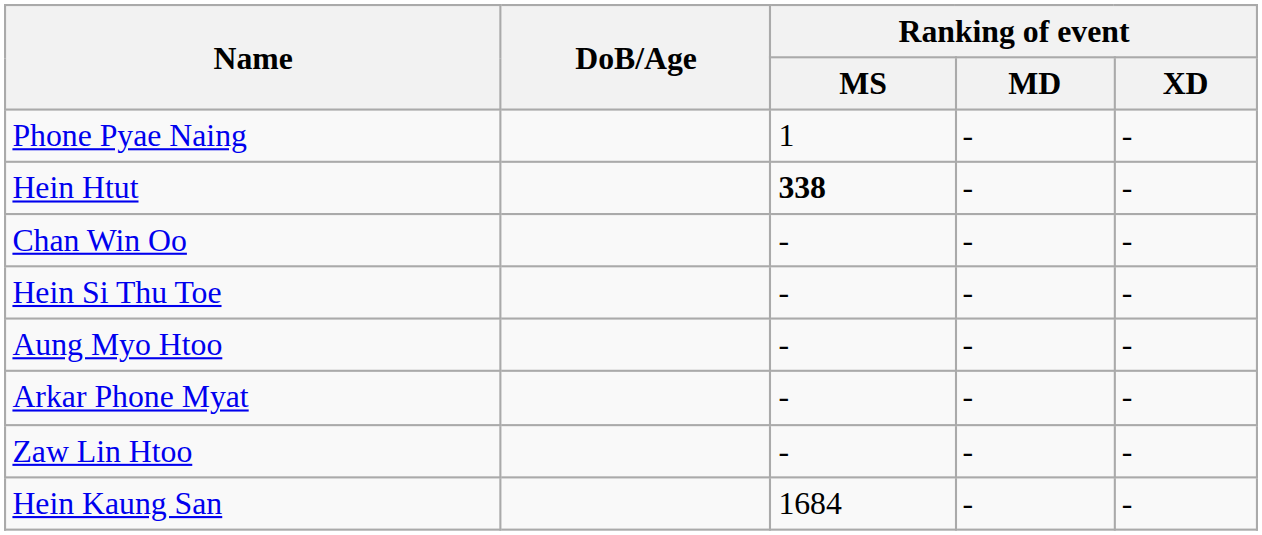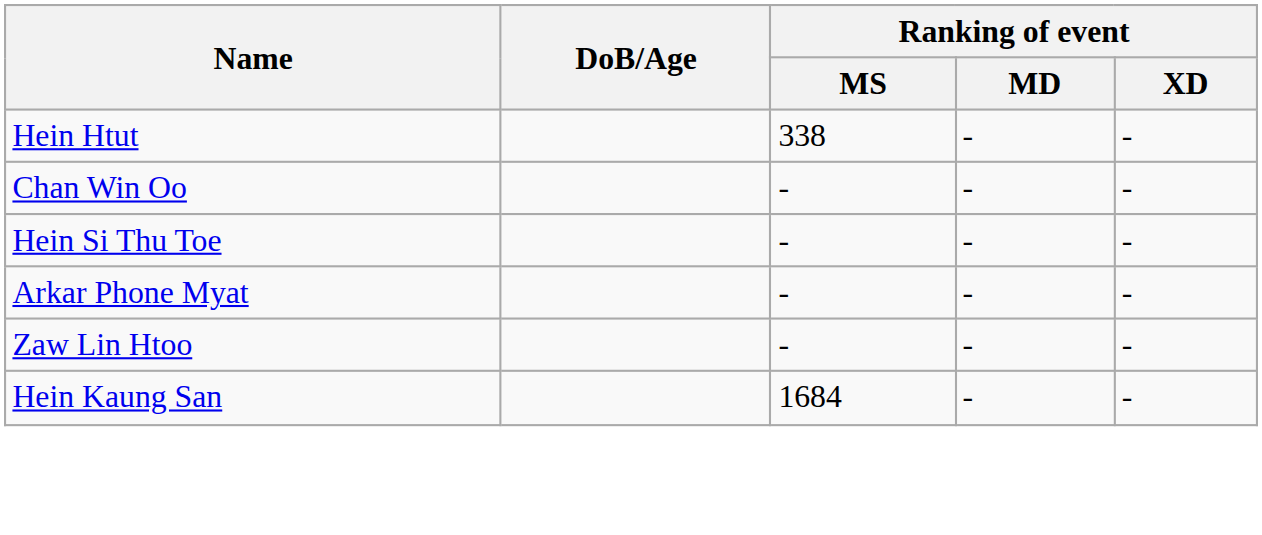- row: (130, 135)
(802, 188) bold -> (802, 135) normal
- row: (117, 345)
